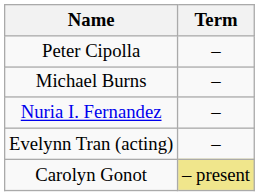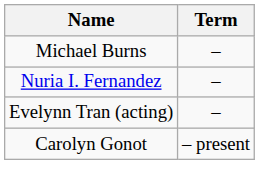- row: (91, 51)
(216, 174) khaki background -> (216, 143) no background
